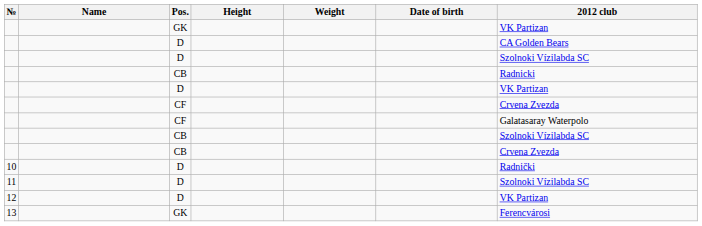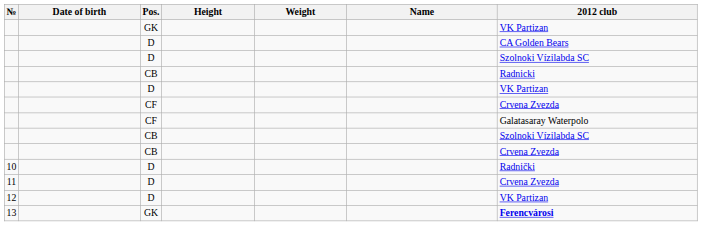columns swapped: (94, 12) <-> (437, 12)
(544, 182) Szolnoki Vízilabda SC -> (529, 182) Crvena Zvezda
(525, 213) normal -> (527, 213) bold
